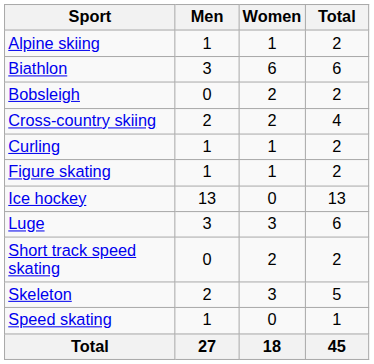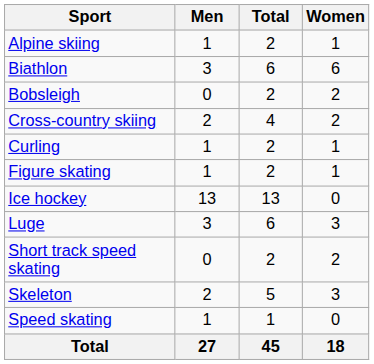columns swapped: (272, 17) <-> (337, 17)
